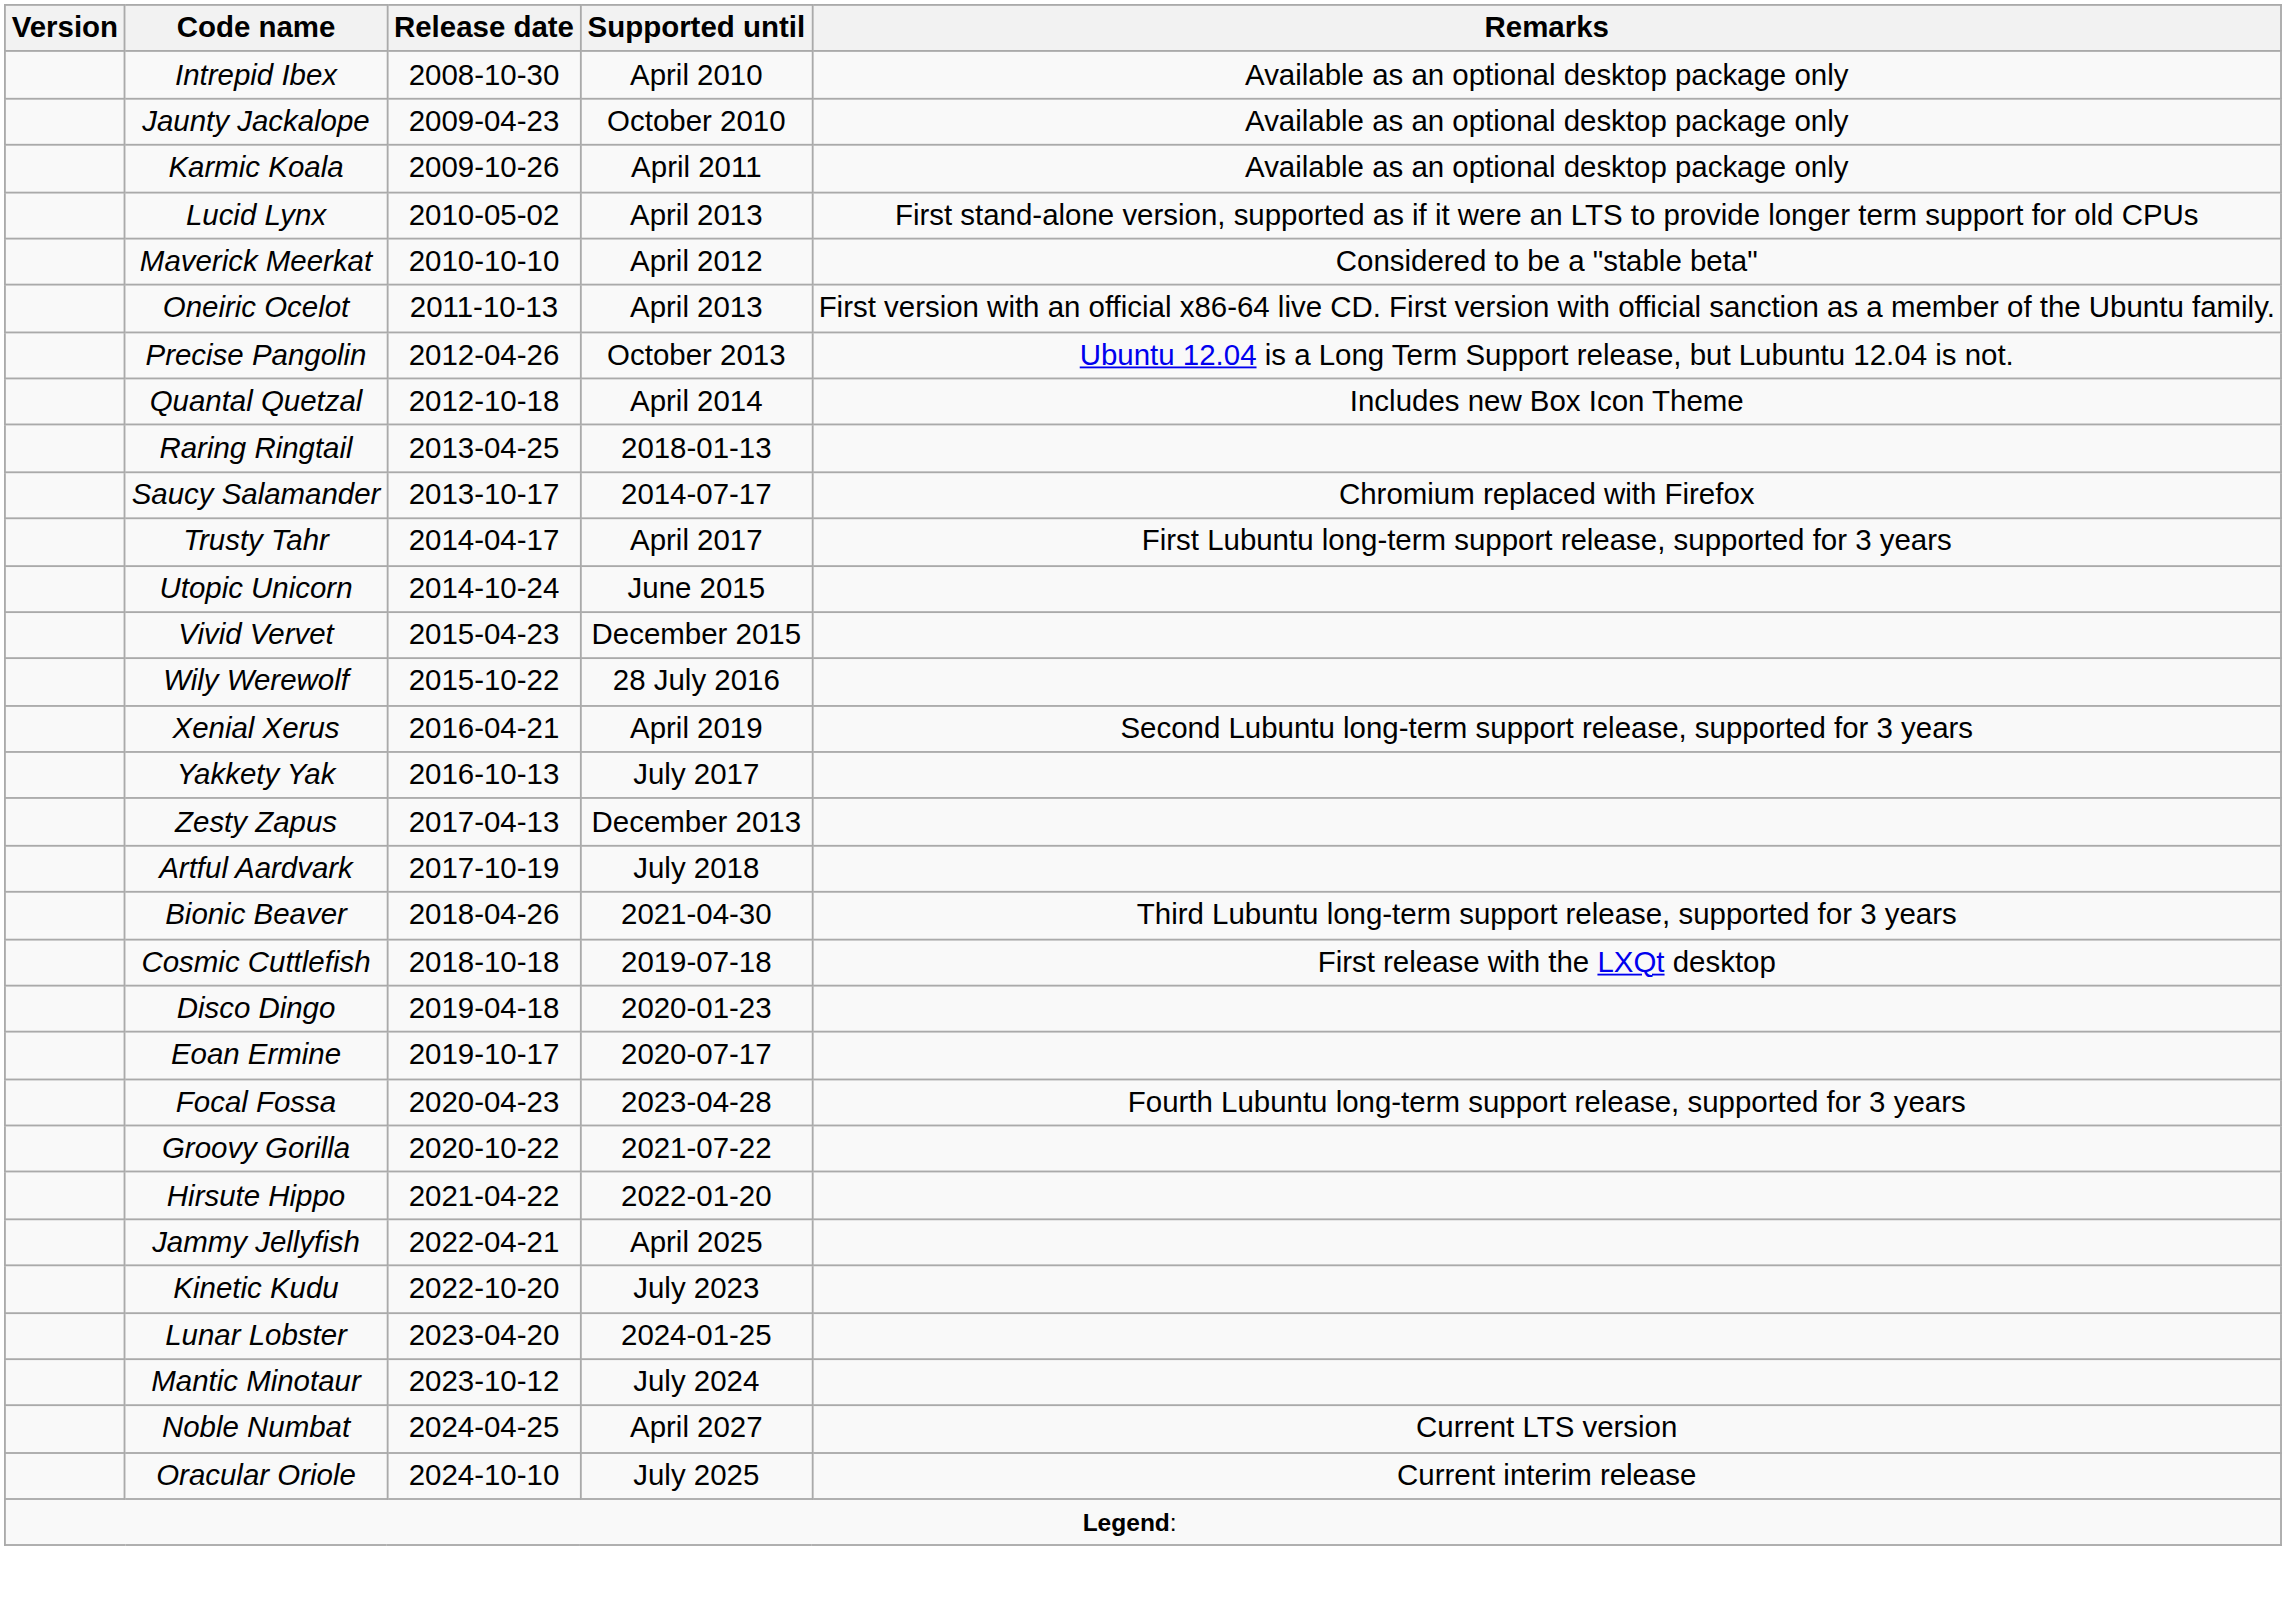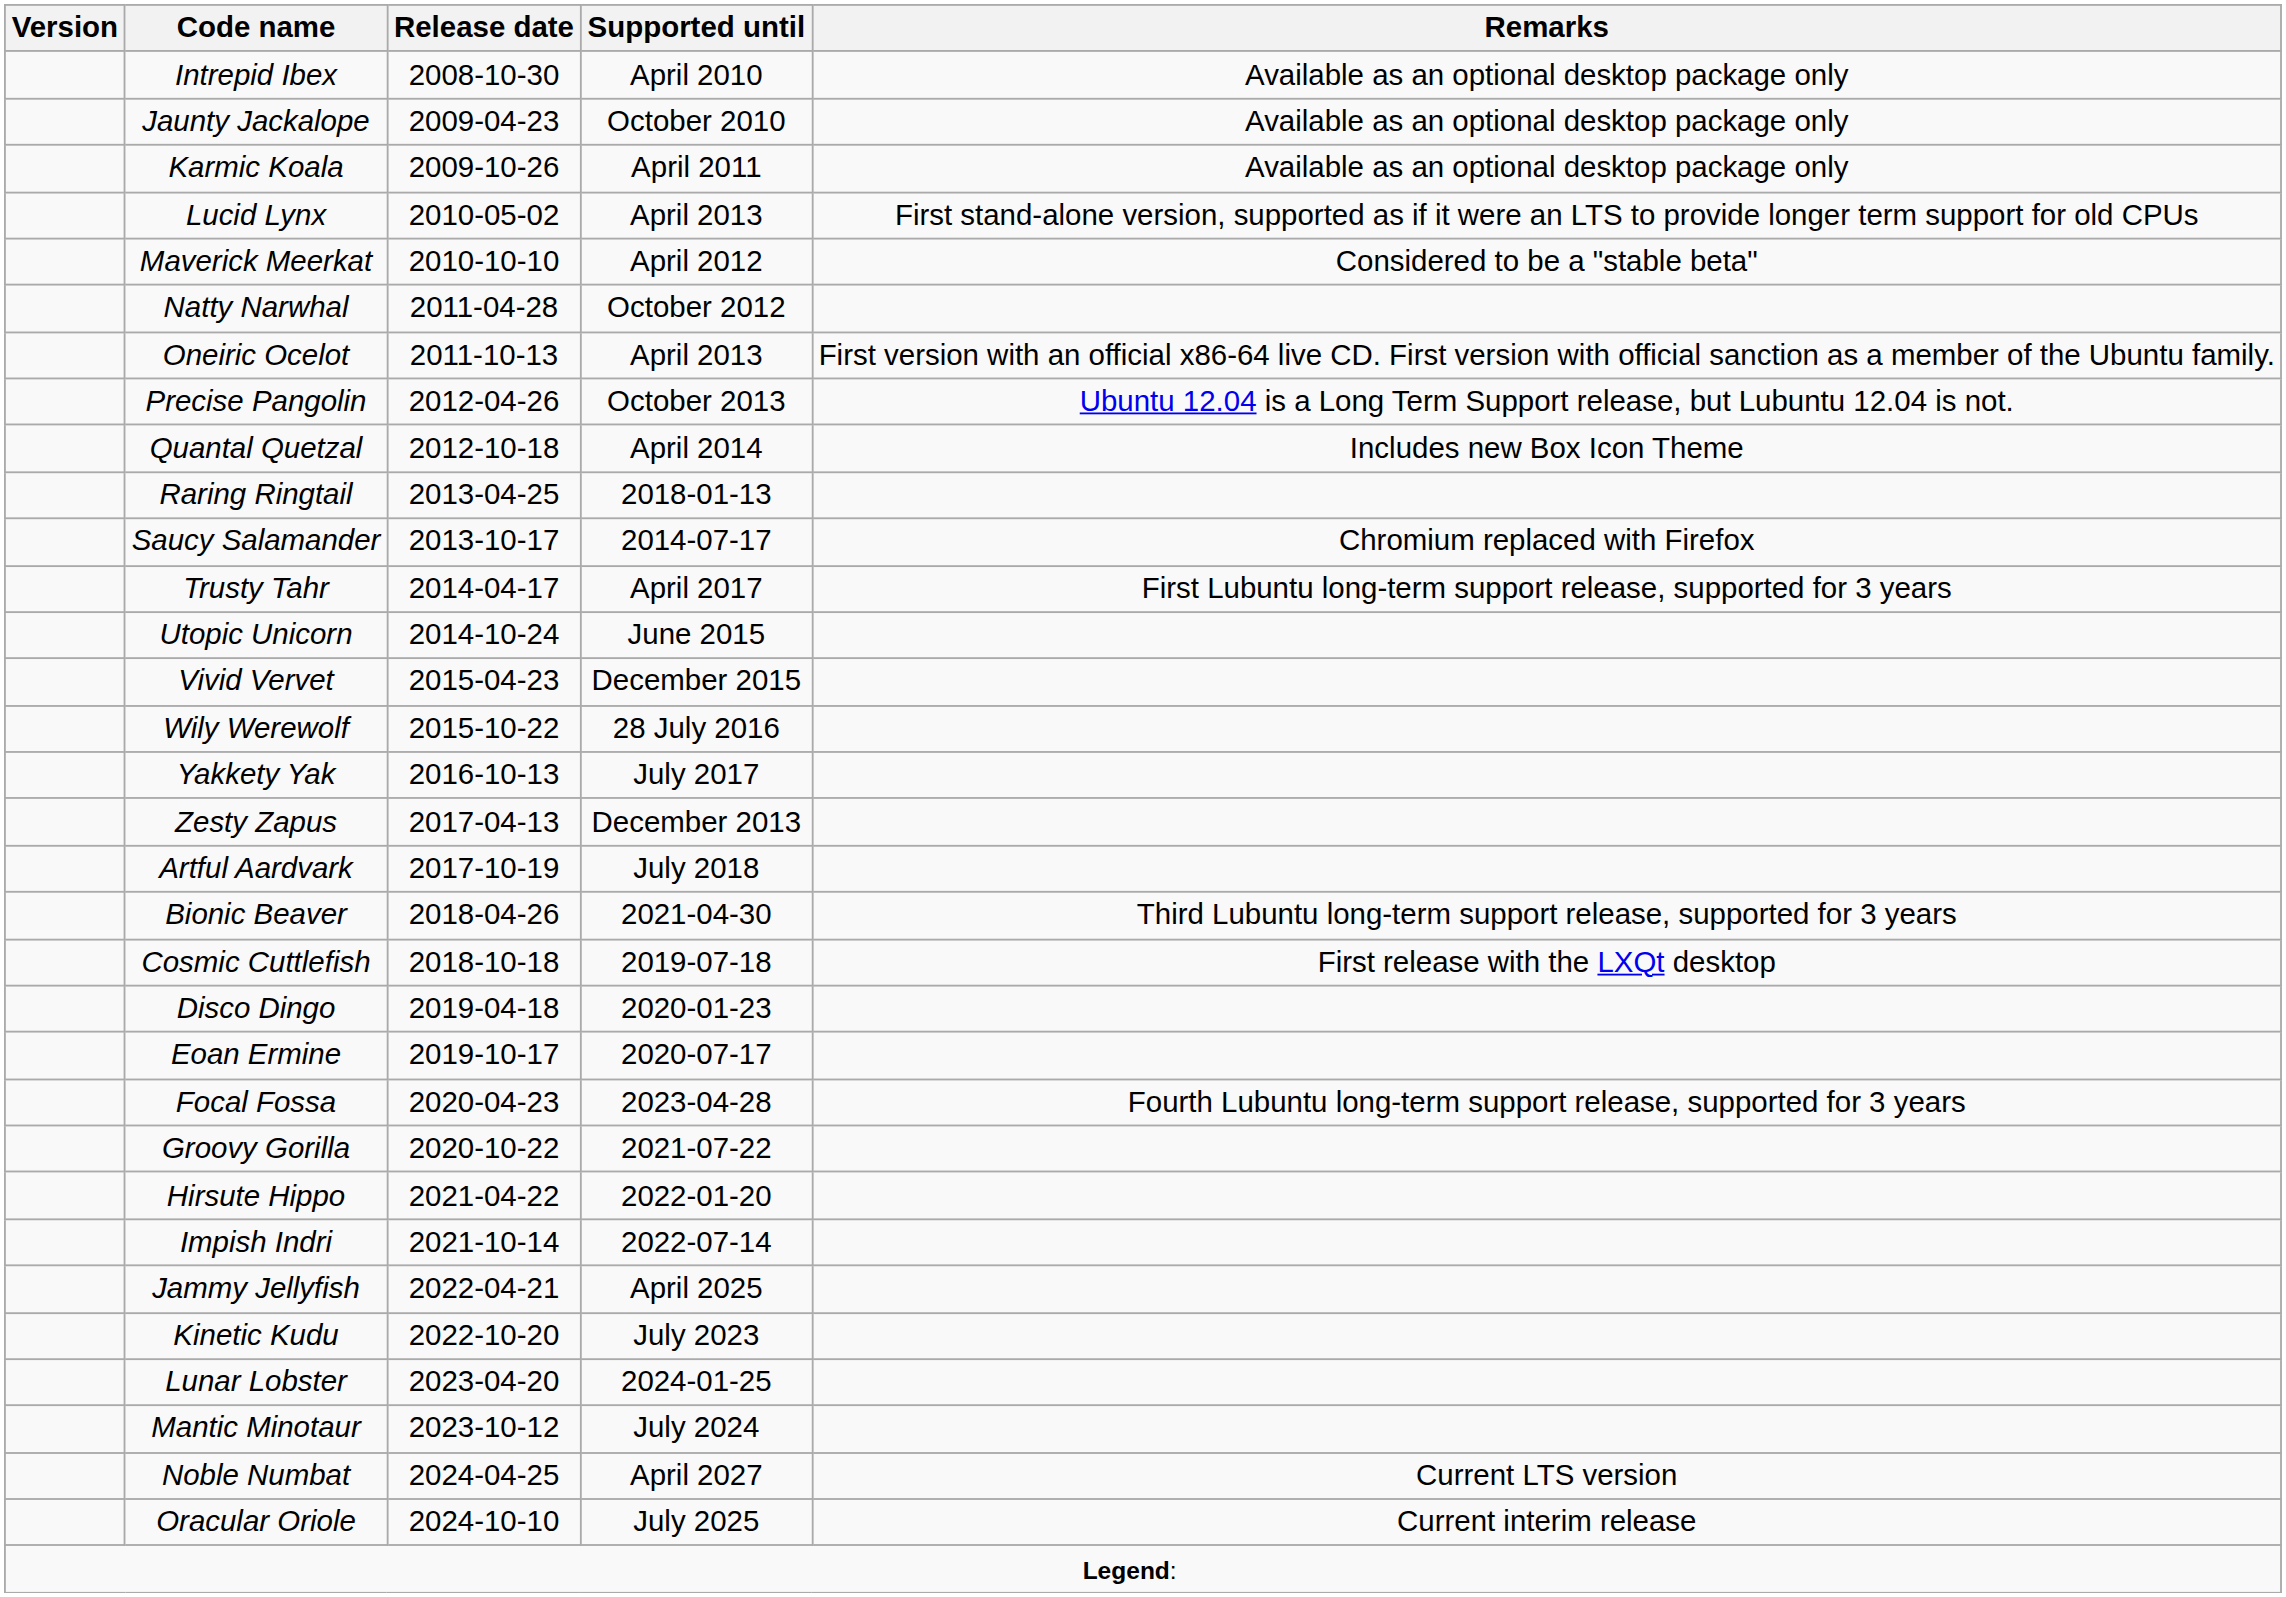+ row: (256, 307)
- row: (256, 728)
+ row: (256, 1241)
